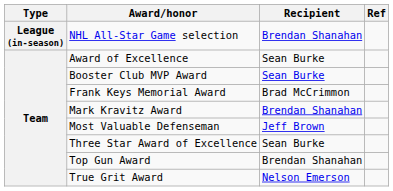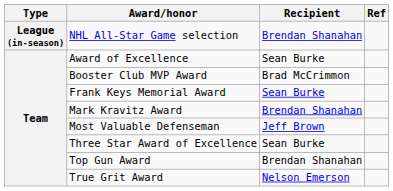(293, 76) Sean Burke -> (306, 76) Brad McCrimmon
(306, 93) Brad McCrimmon -> (293, 93) Sean Burke
